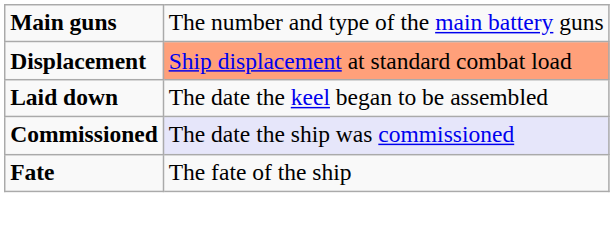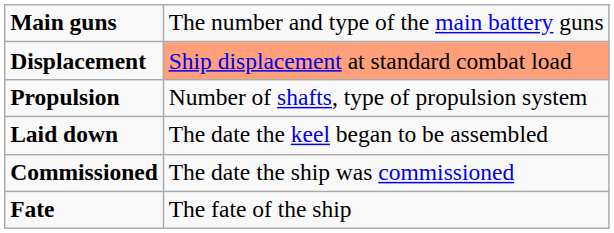+ row: (65, 97)
(341, 135) lavender background -> (341, 172) no background
